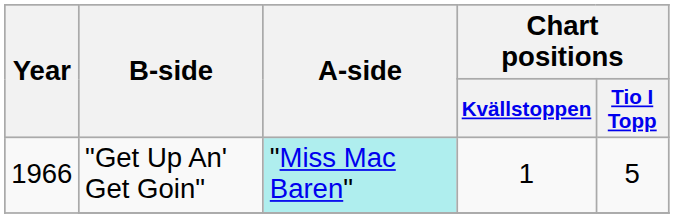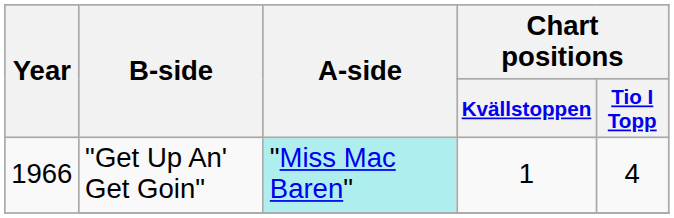(632, 174) 5 -> (632, 174) 4
